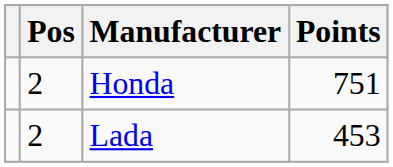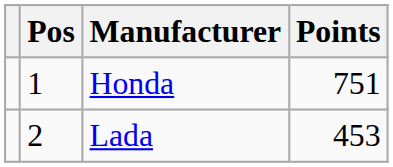(35, 83) 2 -> (35, 83) 1
